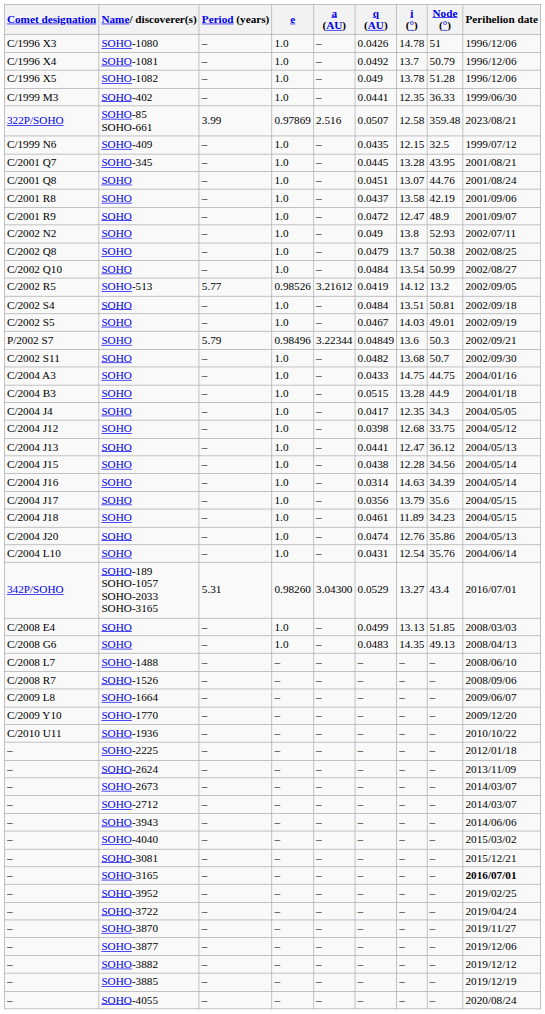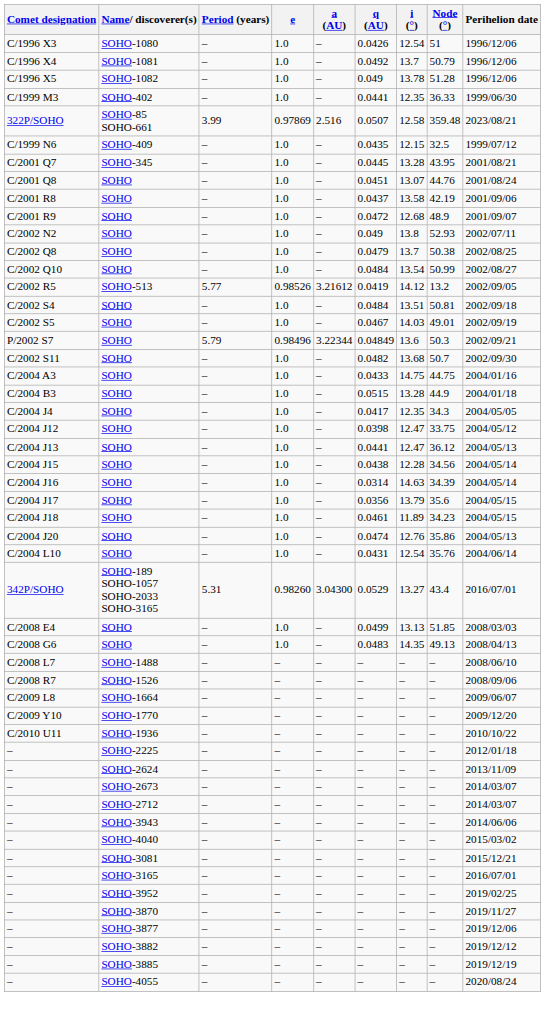(412, 43) 14.78 -> (412, 43) 12.54
(412, 216) 12.47 -> (412, 216) 12.68
(412, 429) 12.68 -> (412, 429) 12.47
(491, 875) bold -> (491, 875) normal
- row: (10, 911)
